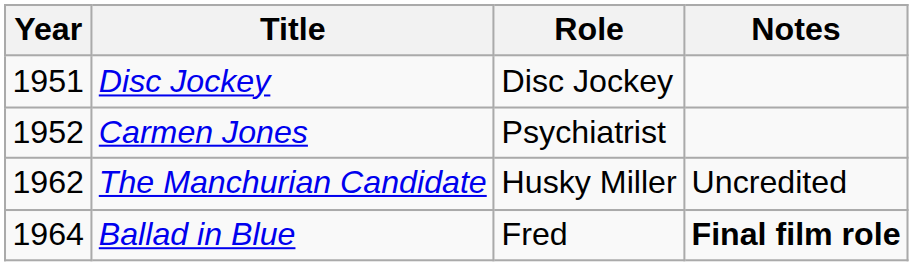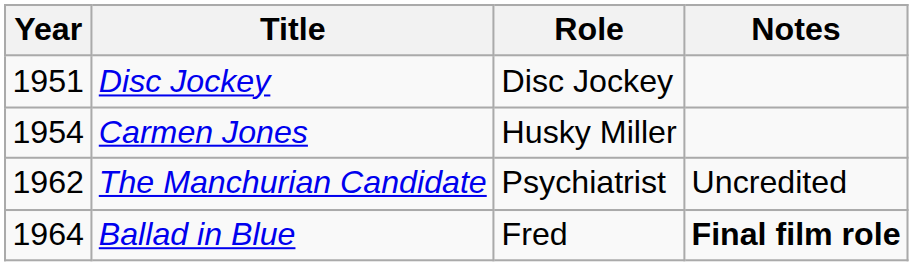(48, 132) 1952 -> (48, 132) 1954
(584, 132) Psychiatrist -> (589, 132) Husky Miller
(589, 183) Husky Miller -> (584, 183) Psychiatrist
